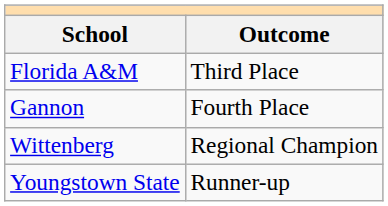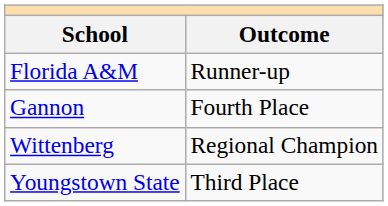(245, 71) Third Place -> (240, 71) Runner-up
(240, 182) Runner-up -> (245, 182) Third Place
